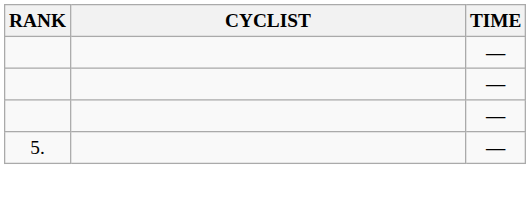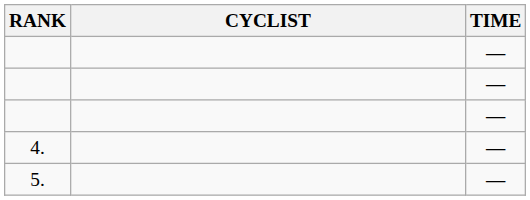+ row: (38, 147)
